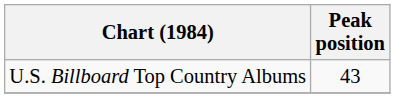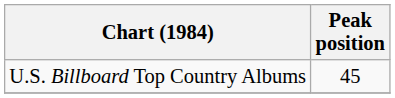(350, 76) 43 -> (350, 76) 45
